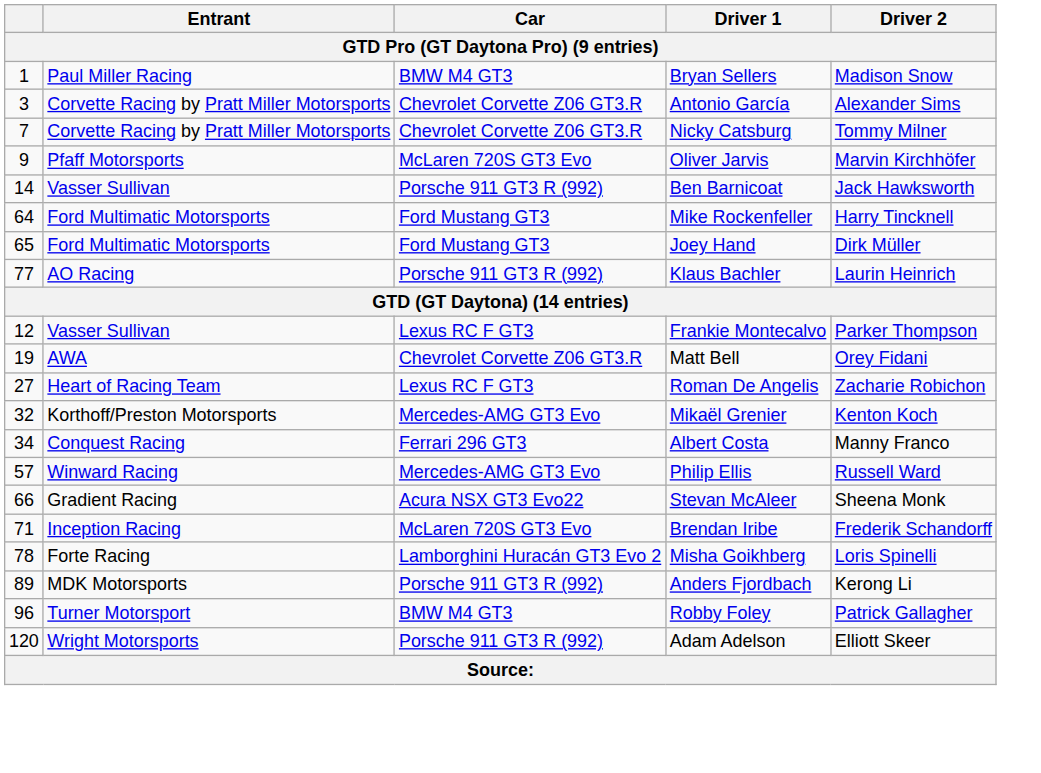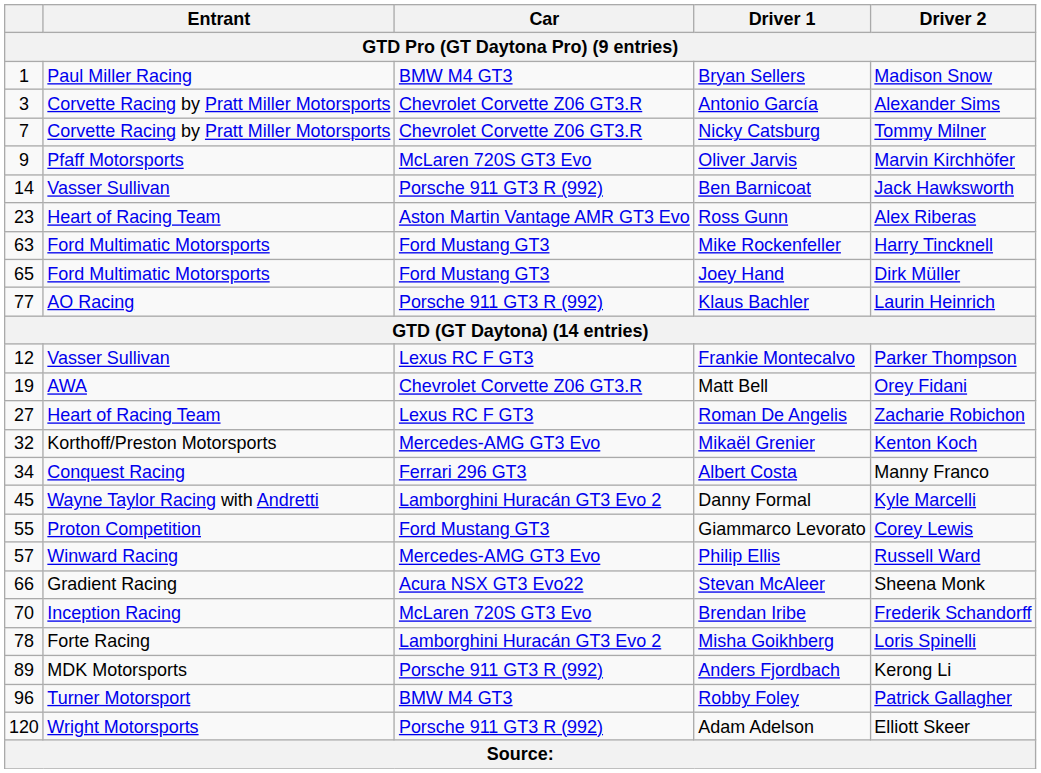+ row: (743, 216)
(24, 216) 64 -> (24, 245) 63
+ row: (755, 499)
+ row: (782, 528)
(24, 528) 71 -> (24, 613) 70
